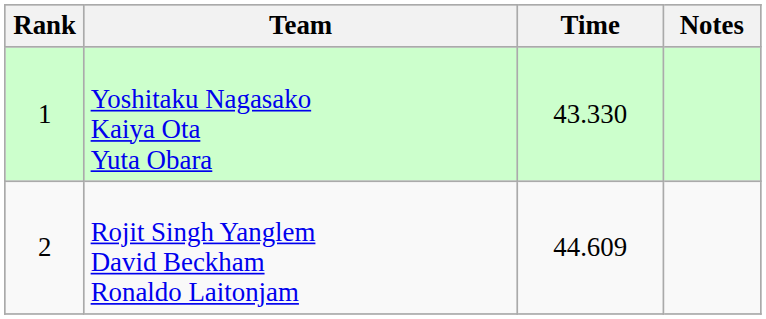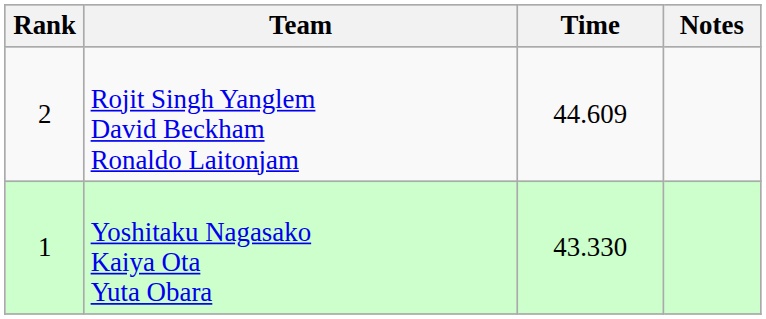rows swapped: (201, 128) <-> (203, 262)
